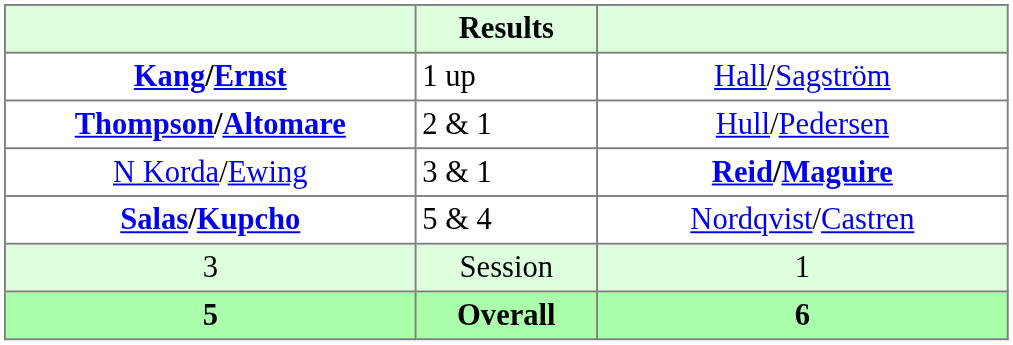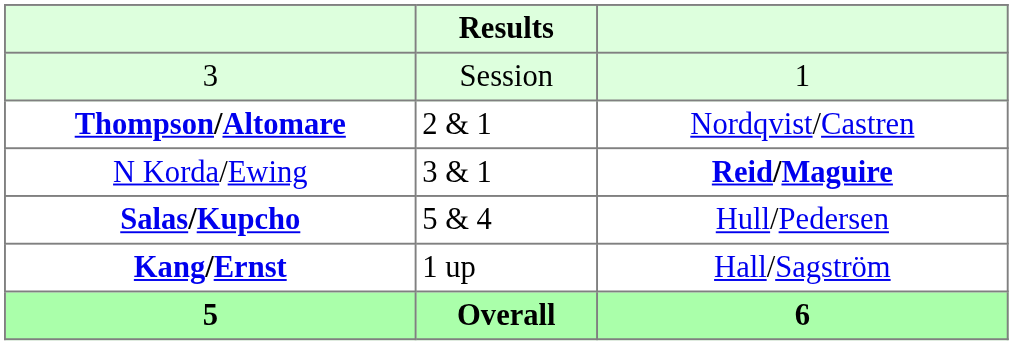rows swapped: (210, 76) <-> (210, 267)
(802, 123) Hull/Pedersen -> (802, 123) Nordqvist/Castren
(802, 219) Nordqvist/Castren -> (802, 219) Hull/Pedersen
